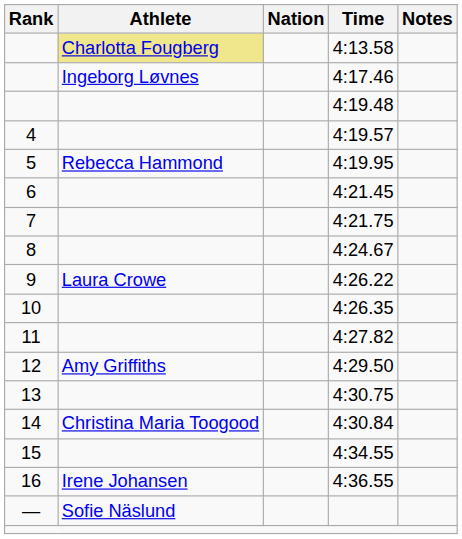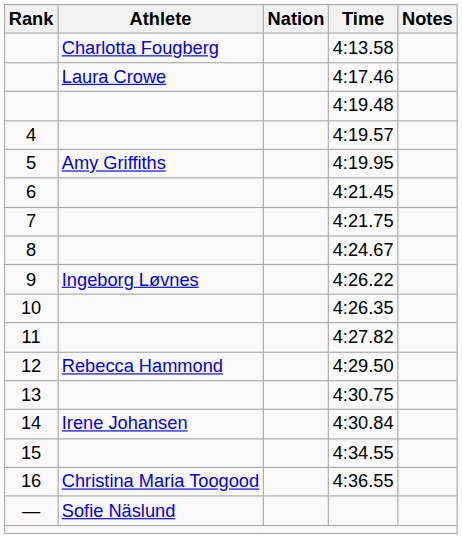(140, 47) khaki background -> (140, 47) no background
(130, 76) Ingeborg Løvnes -> (114, 76) Laura Crowe
(142, 163) Rebecca Hammond -> (114, 163) Amy Griffiths
(114, 279) Laura Crowe -> (130, 279) Ingeborg Løvnes
(114, 366) Amy Griffiths -> (142, 366) Rebecca Hammond
(160, 423) Christina Maria Toogood -> (125, 423) Irene Johansen
(125, 481) Irene Johansen -> (160, 481) Christina Maria Toogood
